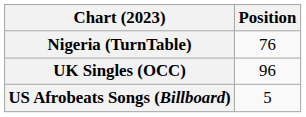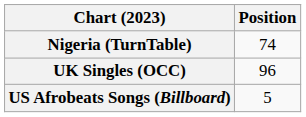(267, 44) 76 -> (267, 44) 74
